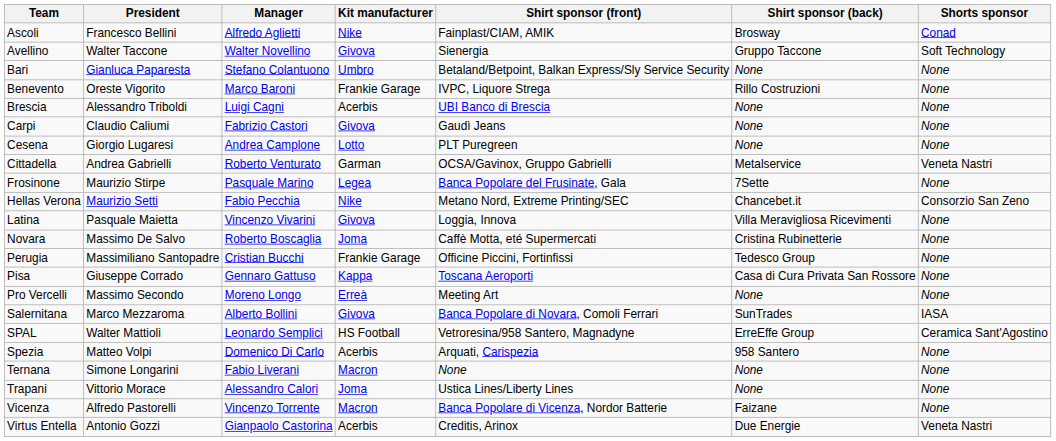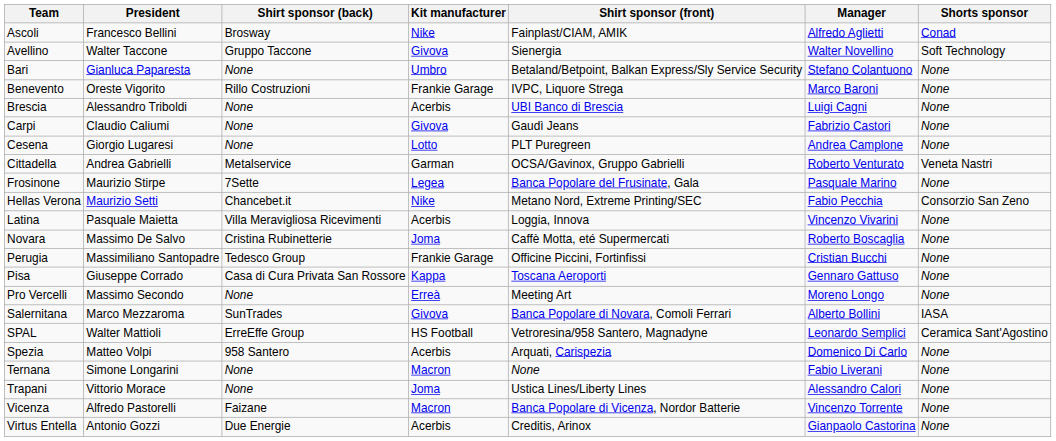columns swapped: (279, 13) <-> (825, 13)
(357, 220) Givova -> (431, 220) Acerbis
(957, 426) Veneta Nastri -> (935, 426) None
